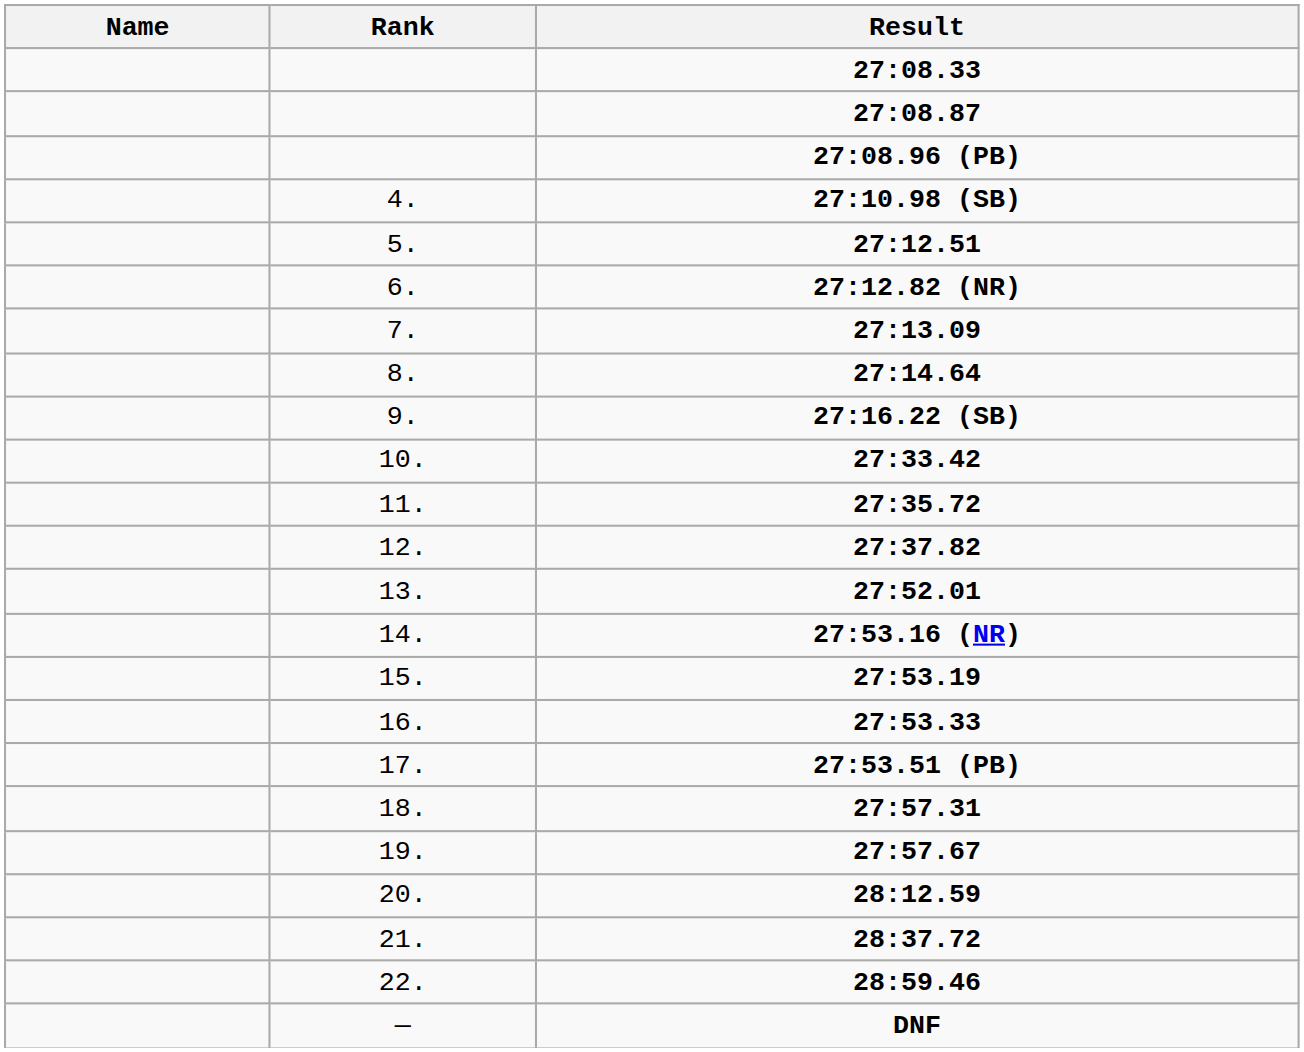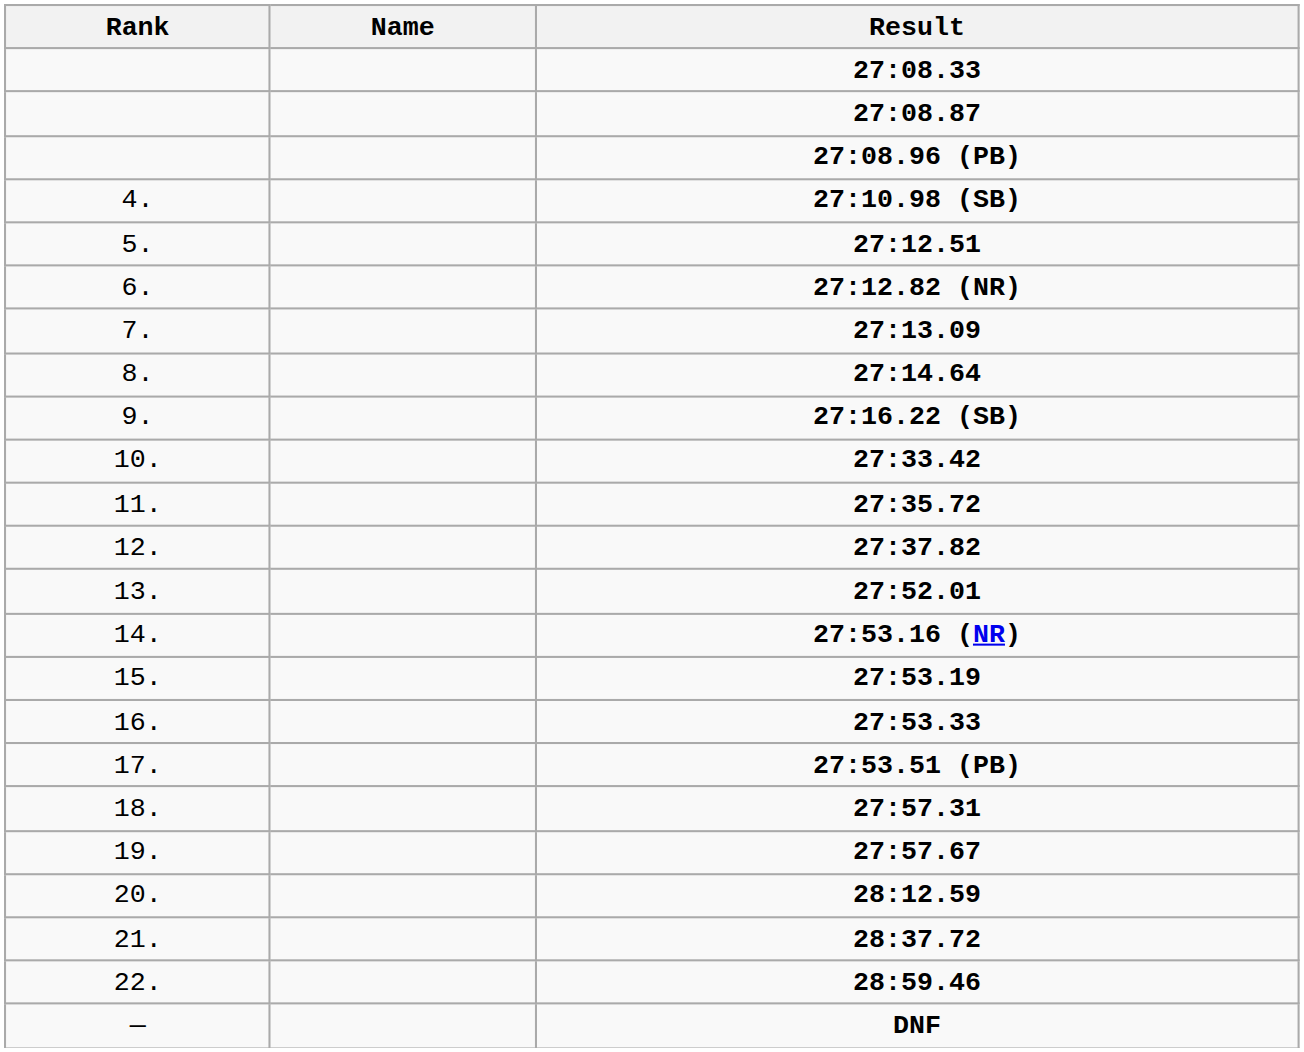columns swapped: (403, 27) <-> (138, 27)
